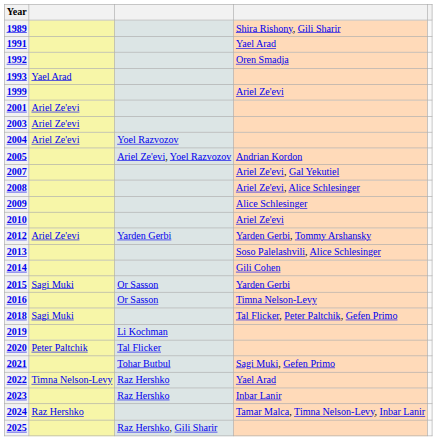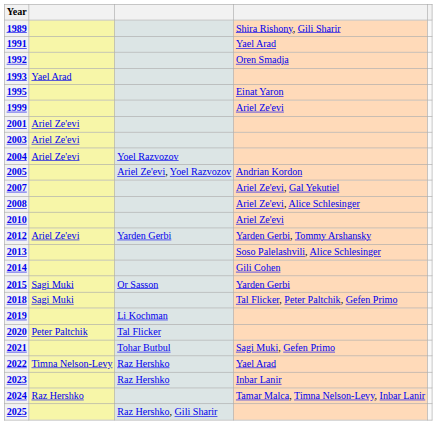+ row: (17, 92)
- row: (17, 204)
- row: (17, 300)
